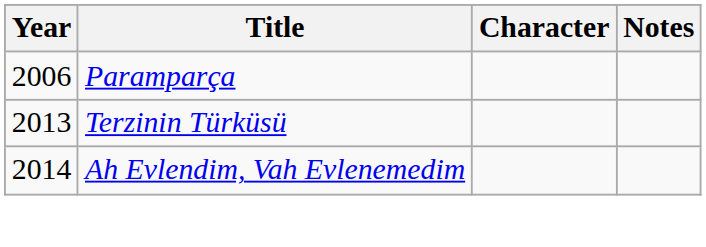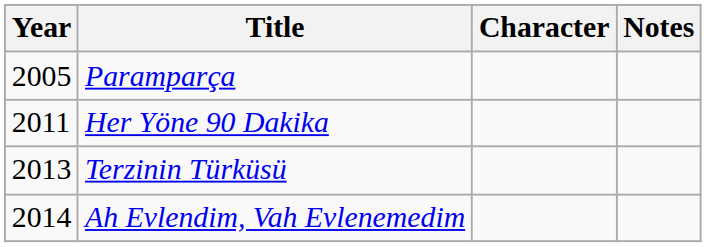(42, 75) 2006 -> (42, 75) 2005
+ row: (207, 122)
